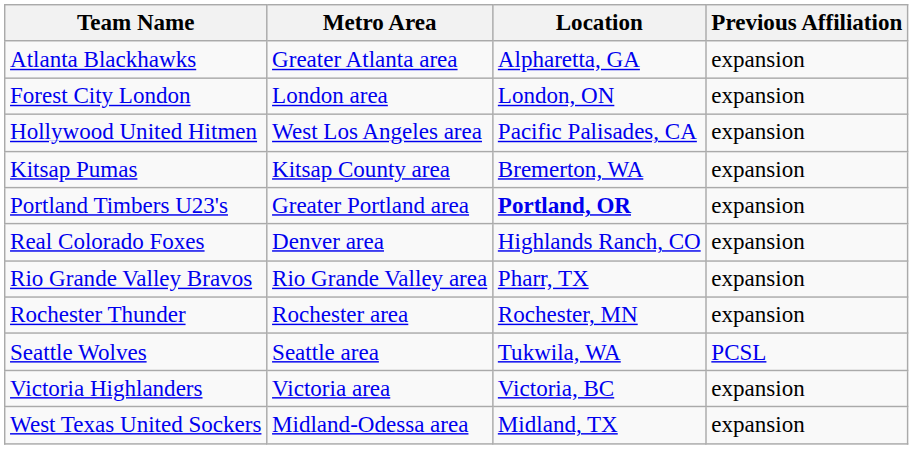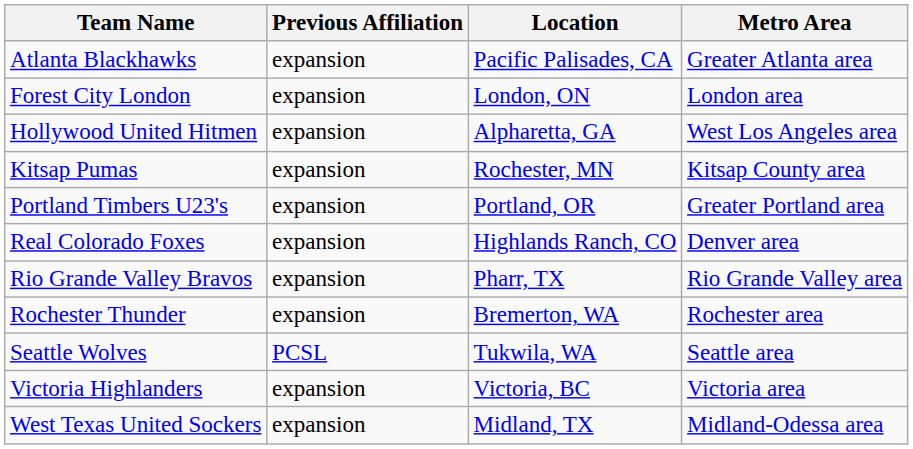columns swapped: (380, 22) <-> (807, 22)
(569, 59) Alpharetta, GA -> (573, 59) Pacific Palisades, CA
(597, 132) Pacific Palisades, CA -> (545, 132) Alpharetta, GA
(571, 168) Bremerton, WA -> (544, 168) Rochester, MN
(564, 205) bold -> (534, 205) normal
(568, 315) Rochester, MN -> (546, 315) Bremerton, WA
